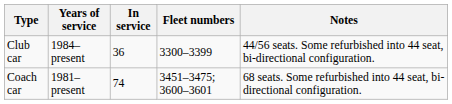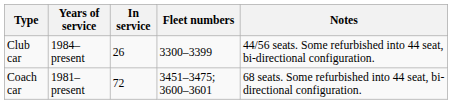(118, 51) 36 -> (118, 51) 26
(118, 83) 74 -> (118, 83) 72
